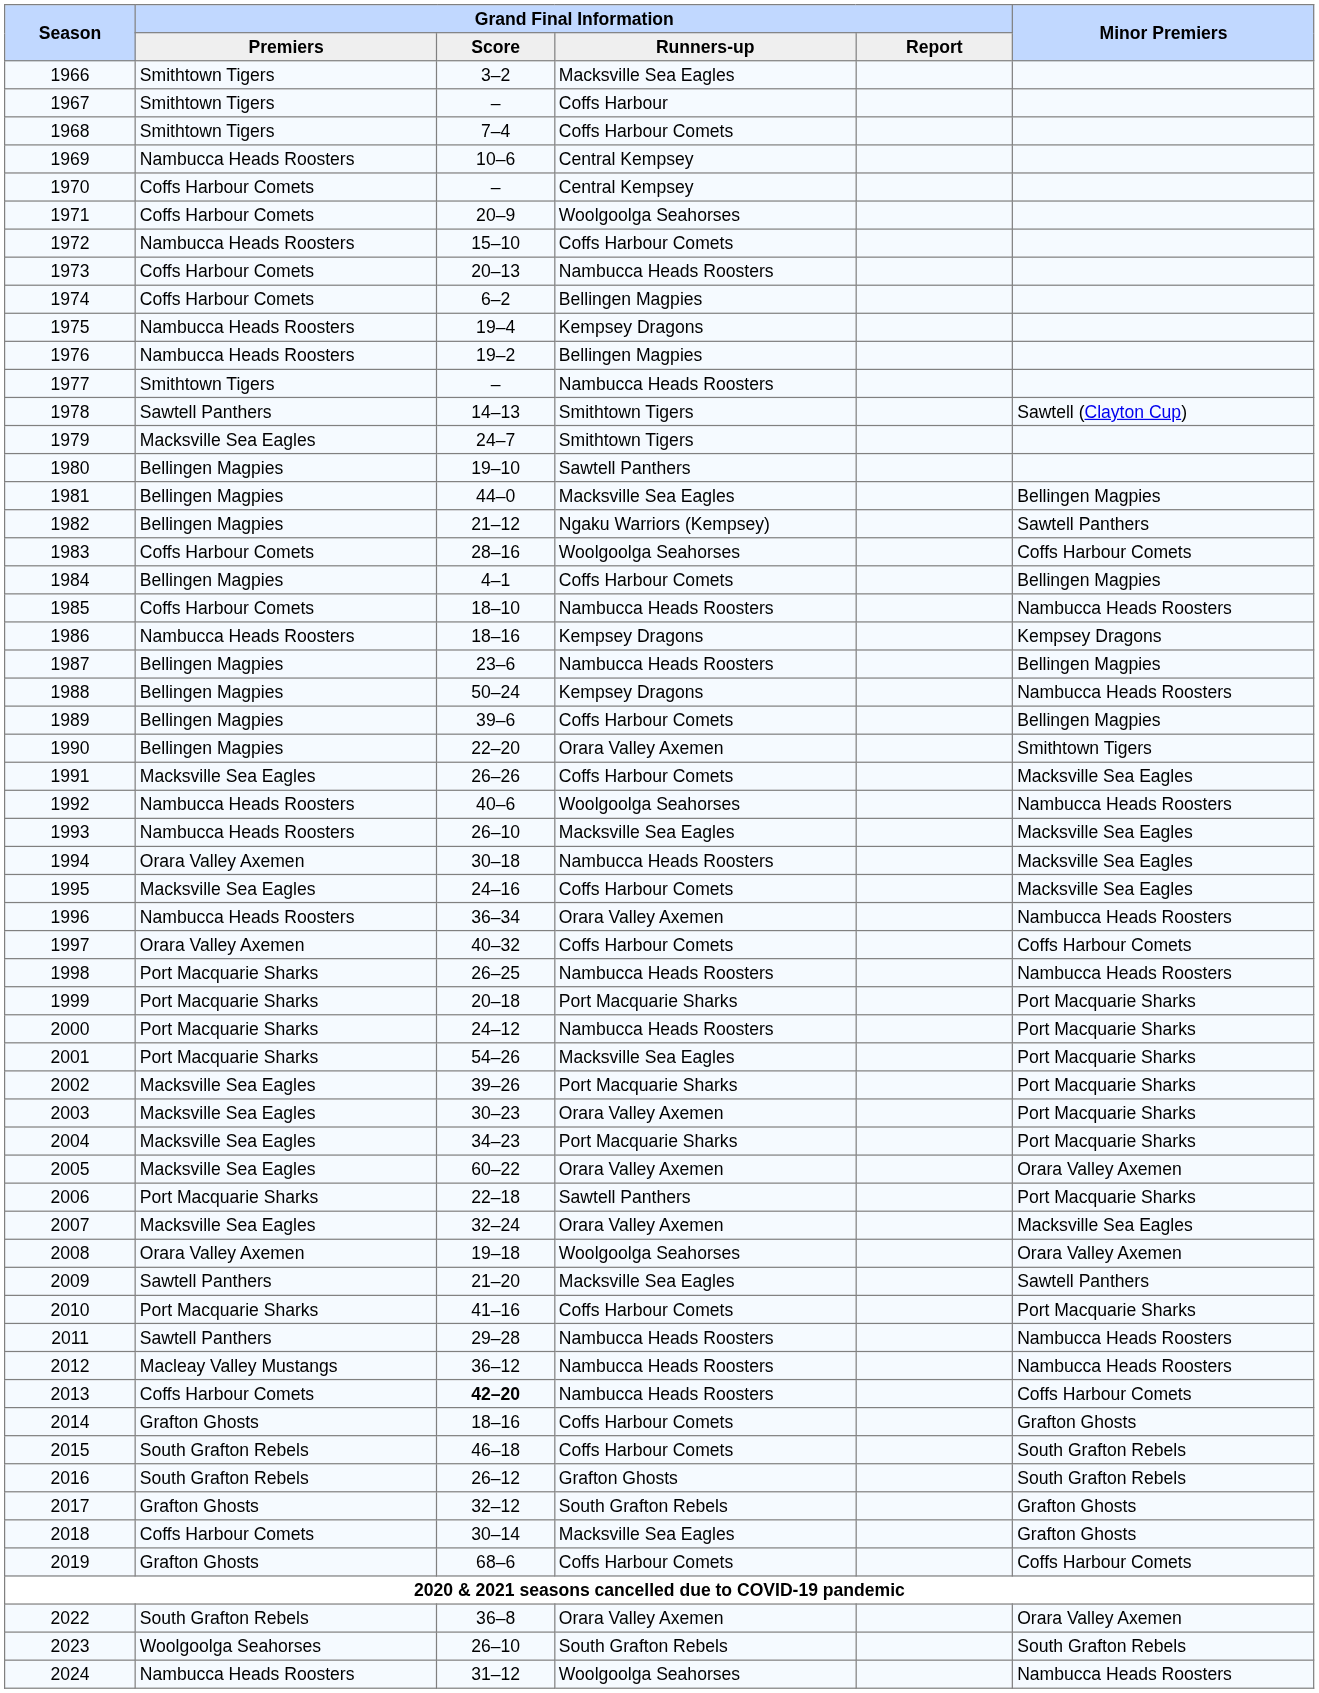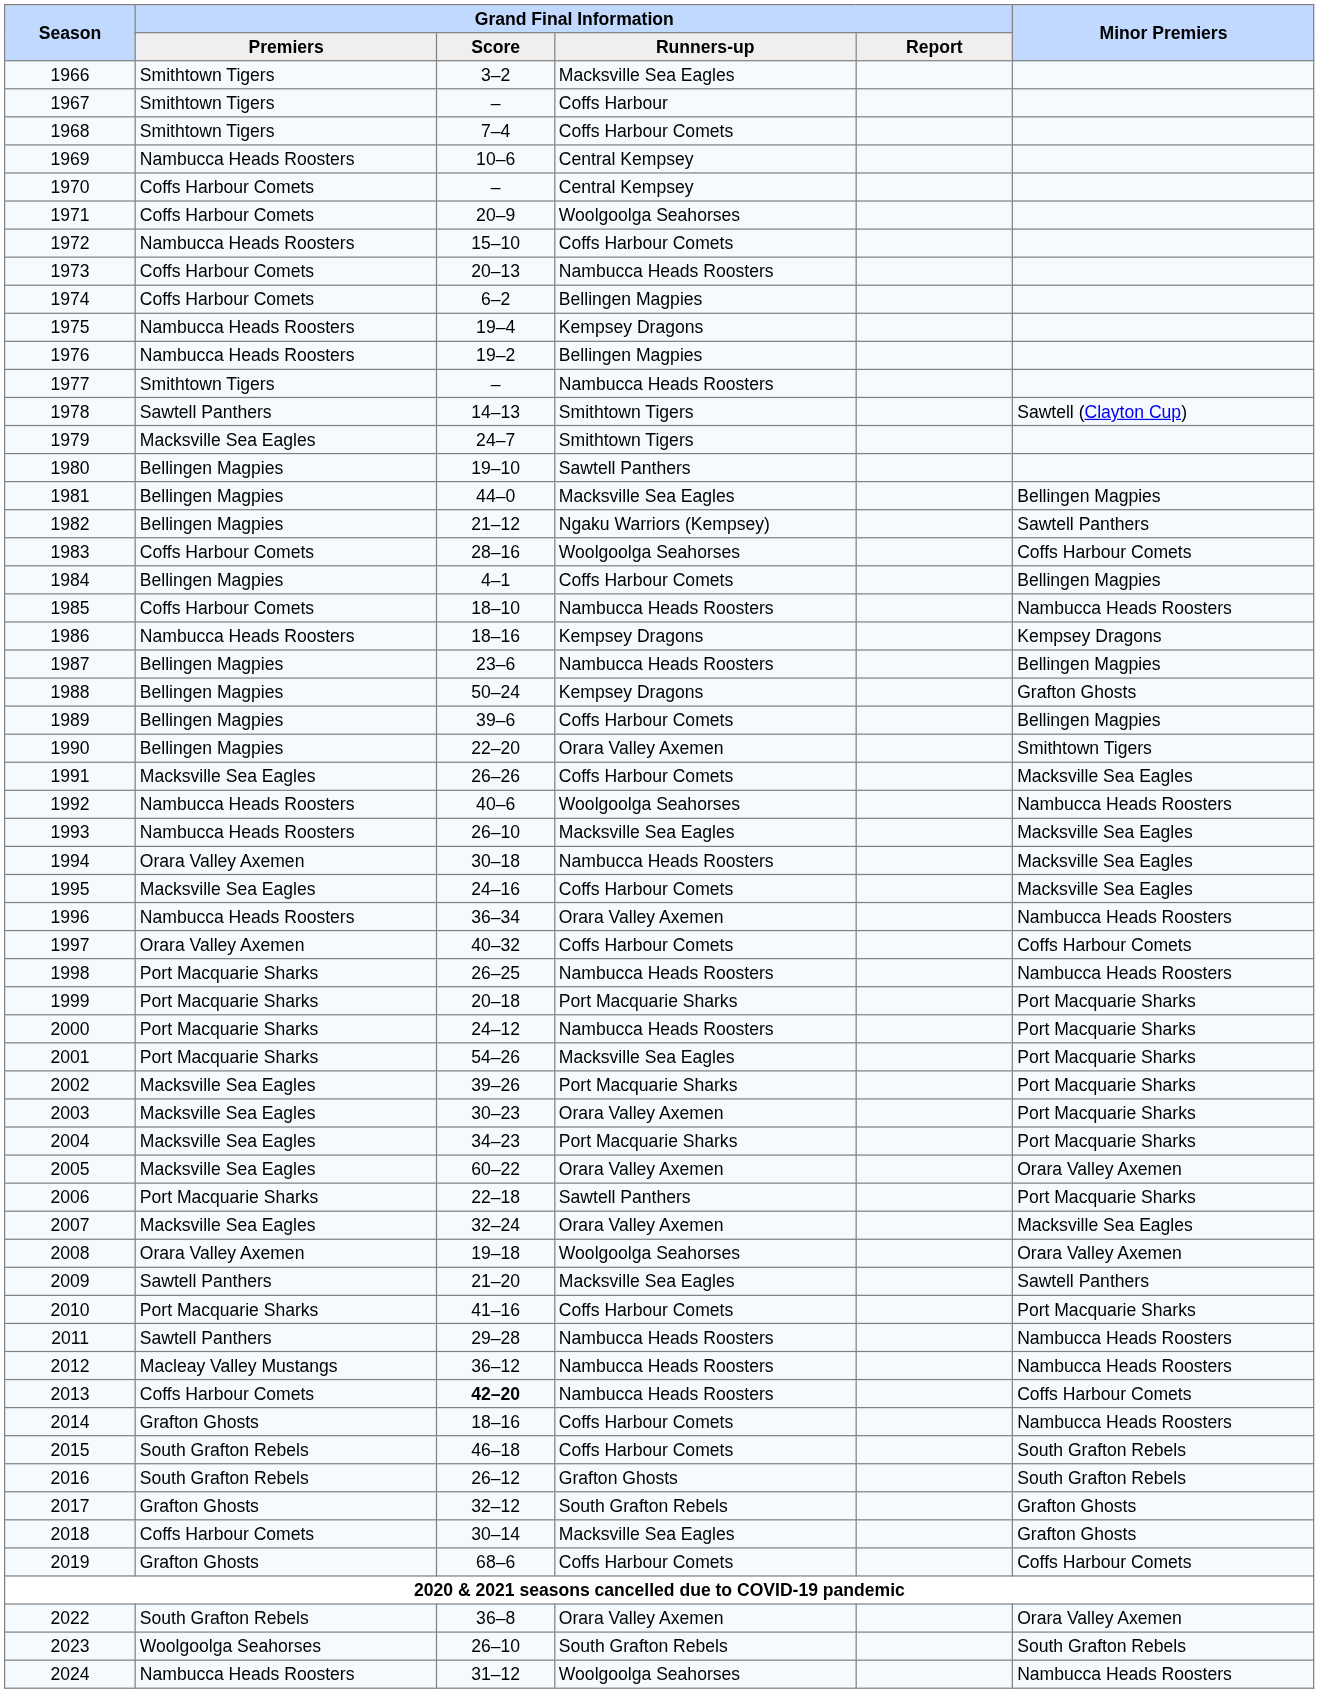(1125, 692) Nambucca Heads Roosters -> (1077, 692) Grafton Ghosts
(1077, 1422) Grafton Ghosts -> (1125, 1422) Nambucca Heads Roosters
